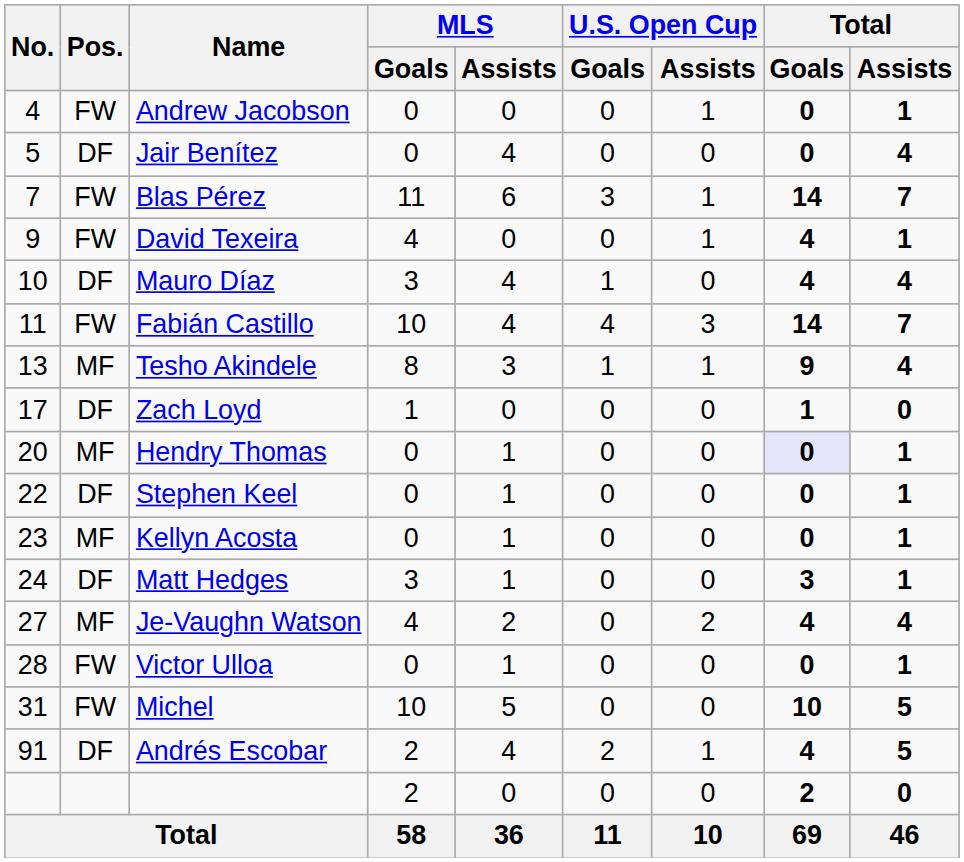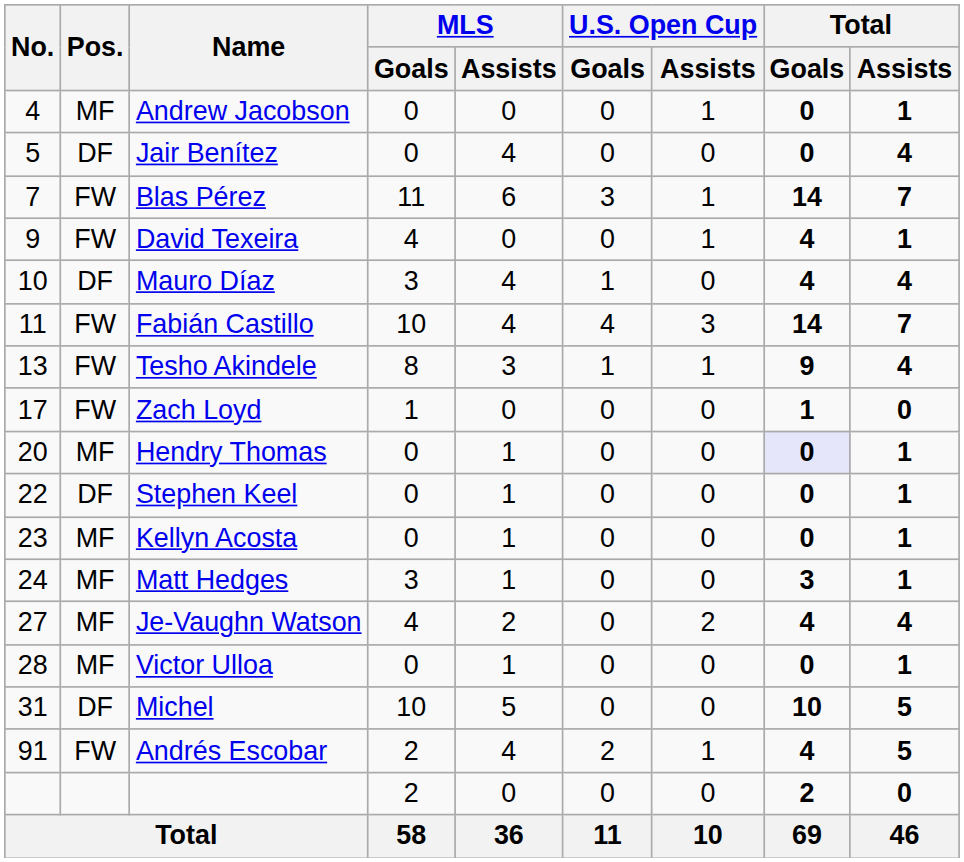(95, 111) FW -> (95, 111) MF
(95, 366) MF -> (95, 366) FW
(95, 409) DF -> (95, 409) FW
(95, 580) DF -> (95, 580) MF
(95, 665) FW -> (95, 665) MF
(95, 707) FW -> (95, 707) DF
(95, 750) DF -> (95, 750) FW
